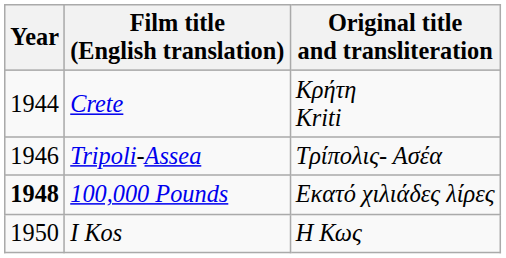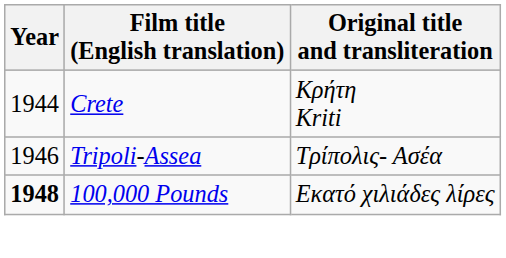- row: (96, 232)
